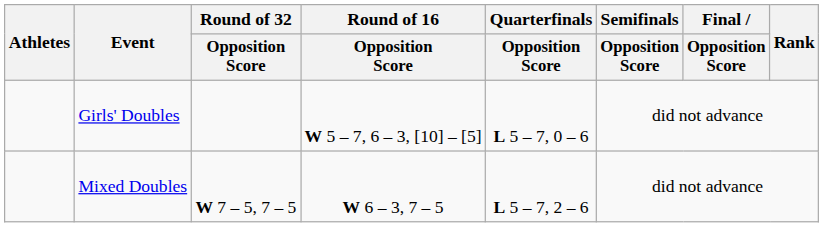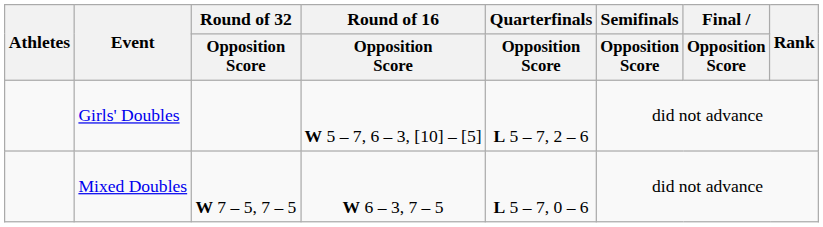(541, 126) L 5 – 7, 0 – 6 -> (541, 126) L 5 – 7, 2 – 6
(541, 196) L 5 – 7, 2 – 6 -> (541, 196) L 5 – 7, 0 – 6
